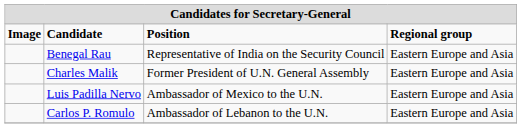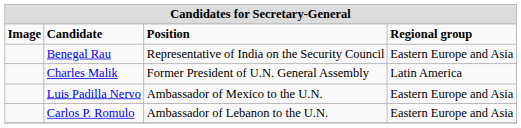(452, 73) Eastern Europe and Asia -> (426, 73) Latin America
